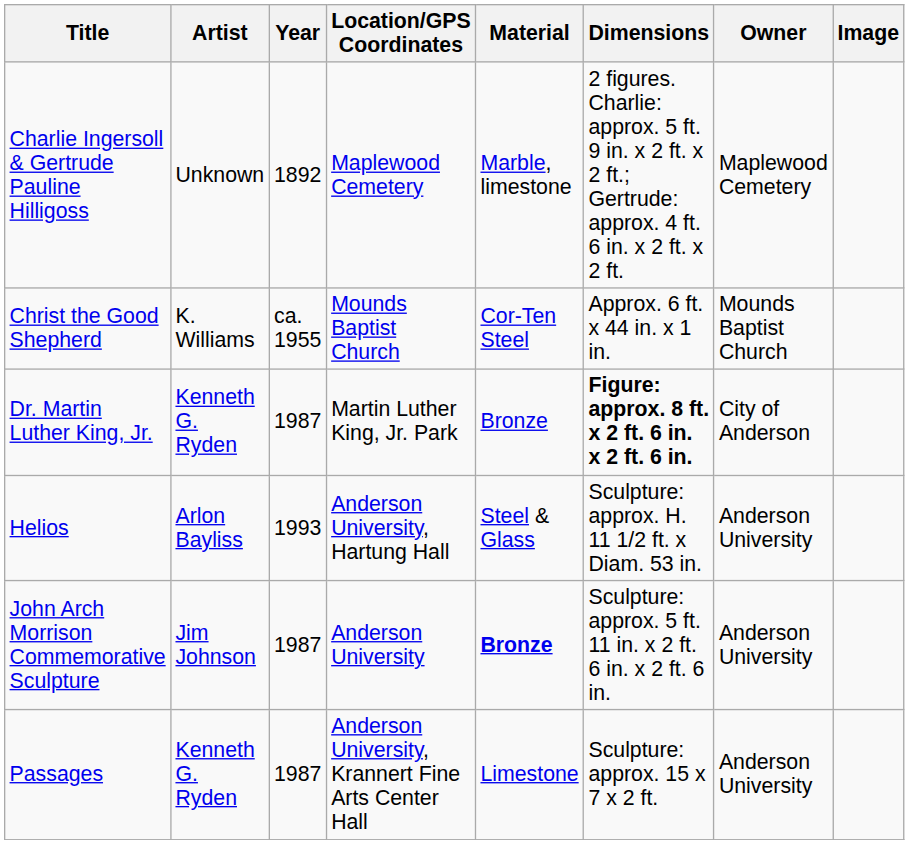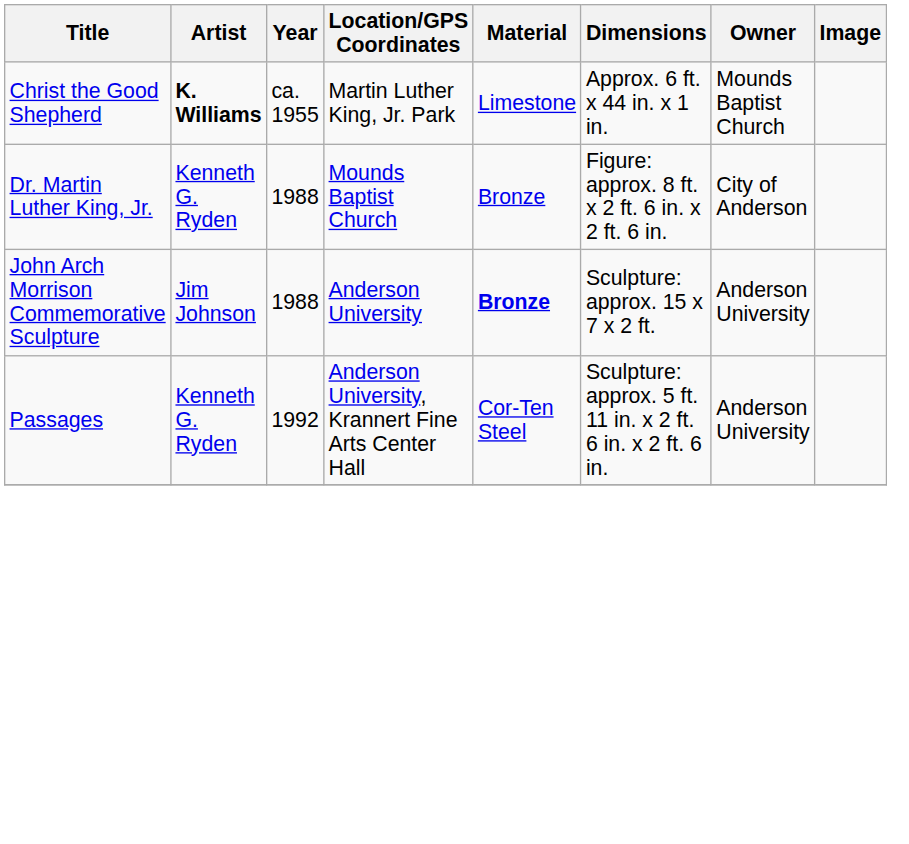- row: (86, 174)
(215, 328) normal -> (219, 103) bold
(369, 328) Mounds Baptist Church -> (392, 103) Martin Luther King, Jr. Park
(518, 328) Cor-Ten Steel -> (527, 103) Limestone
(298, 421) 1987 -> (295, 196) 1988
(394, 421) Martin Luther King, Jr. Park -> (366, 196) Mounds Baptist Church
(649, 421) bold -> (643, 196) normal
- row: (39, 527)
(298, 644) 1987 -> (295, 302) 1988
(646, 644) Sculpture: approx. 5 ft. 11 in. x 2 ft. 6 in. x 2 ft. 6 in. -> (644, 302) Sculpture: approx. 15 x 7 x 2 ft.
(298, 774) 1987 -> (295, 419) 1992
(530, 774) Limestone -> (516, 419) Cor-Ten Steel
(647, 774) Sculpture: approx. 15 x 7 x 2 ft. -> (644, 419) Sculpture: approx. 5 ft. 11 in. x 2 ft. 6 in. x 2 ft. 6 in.
